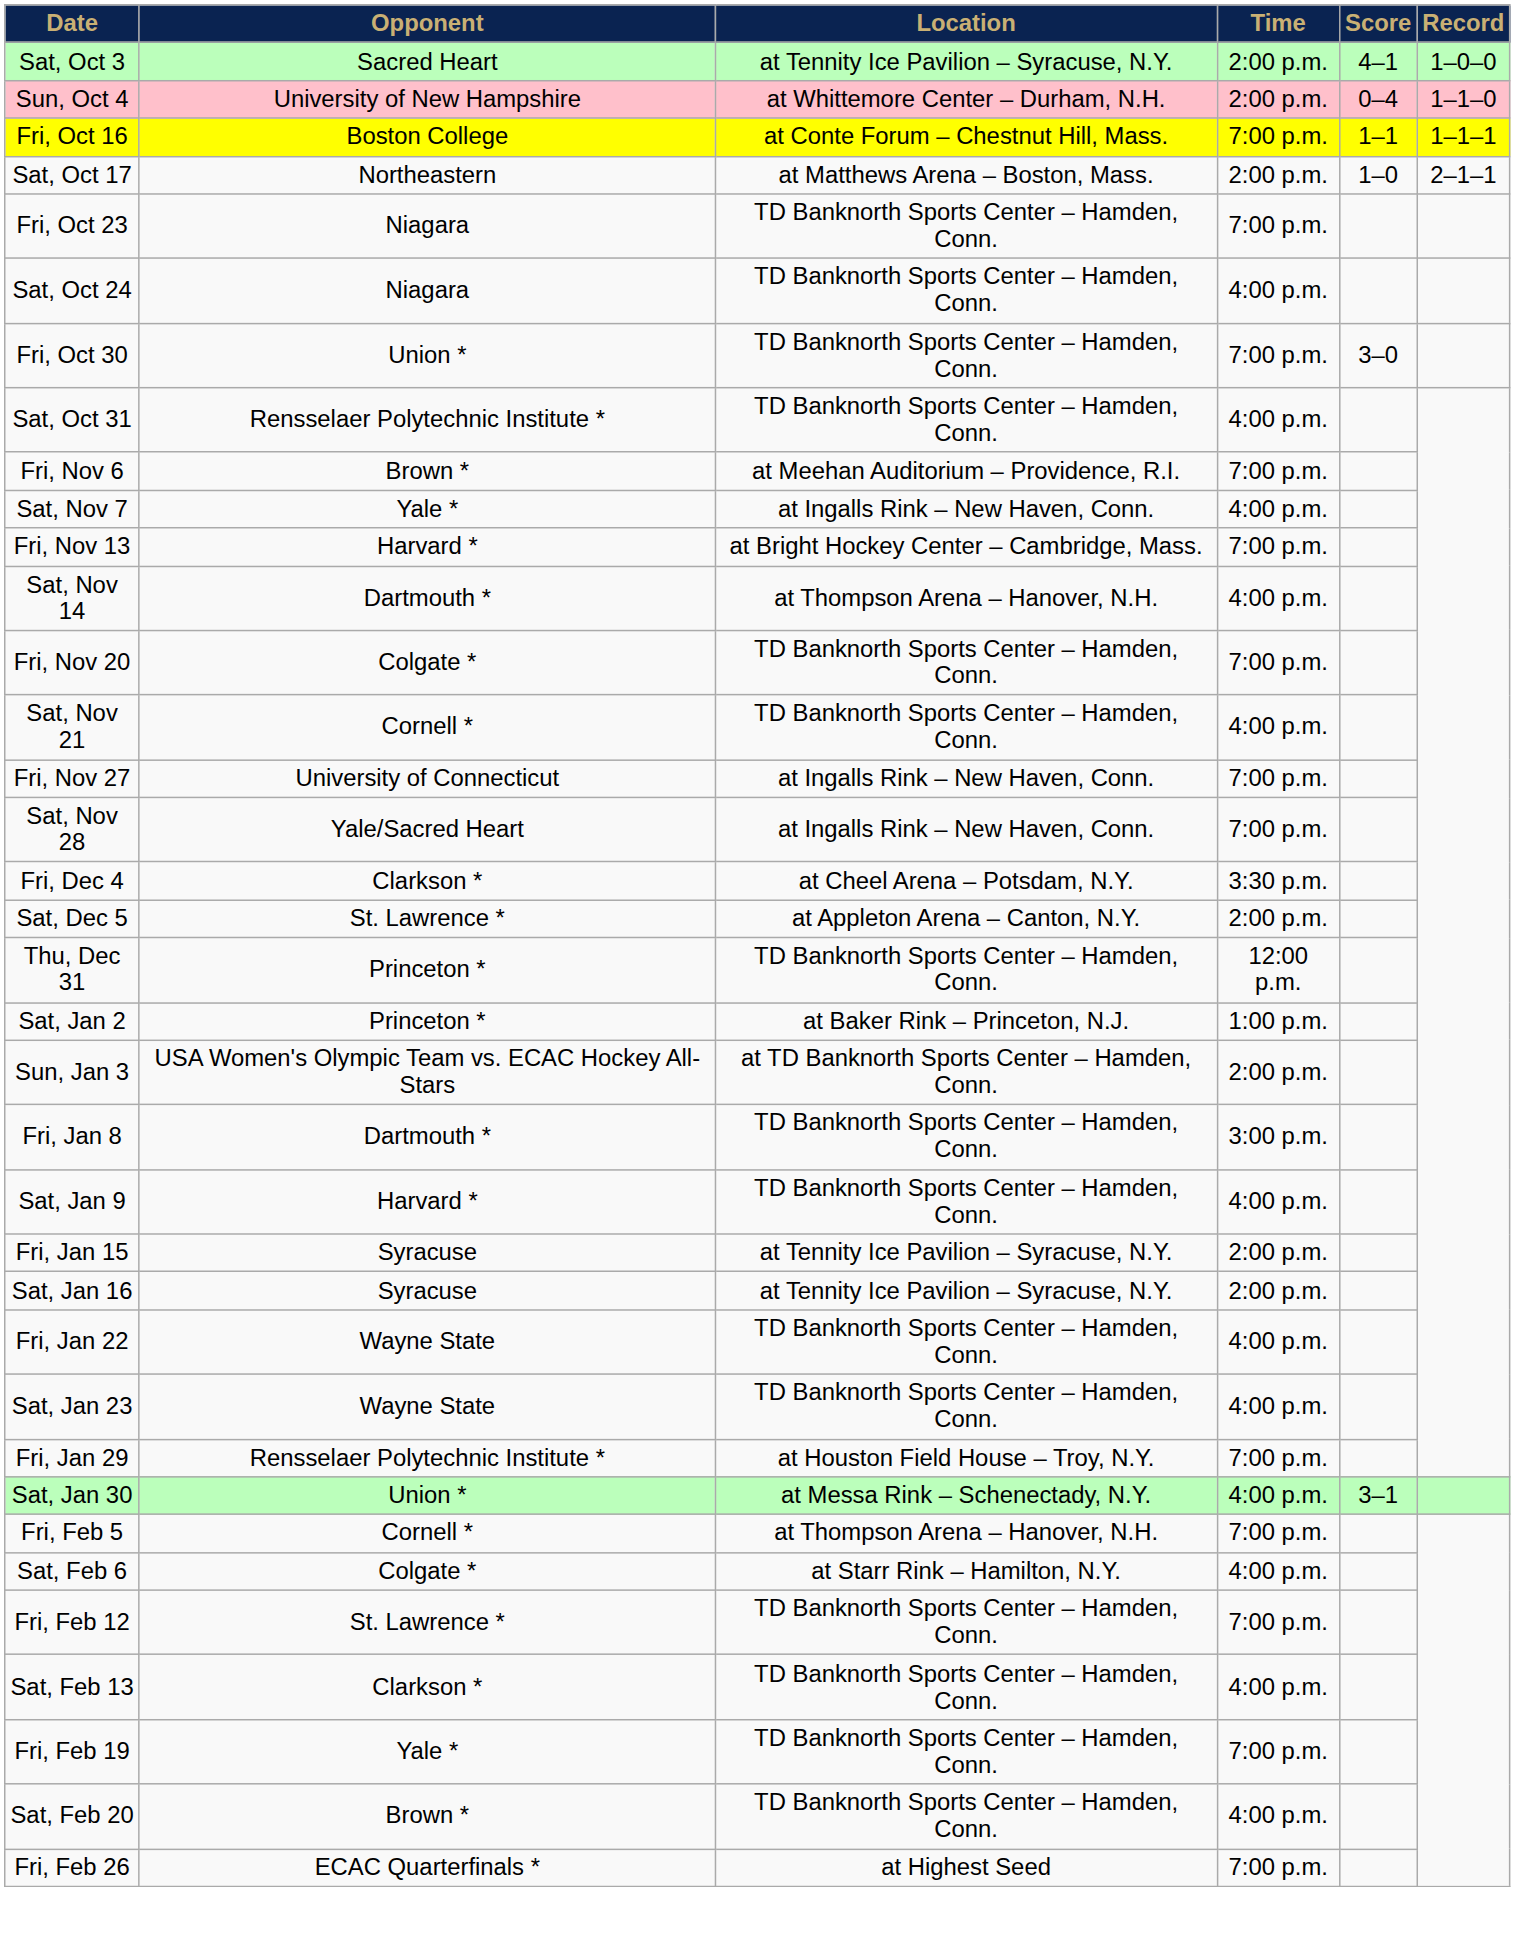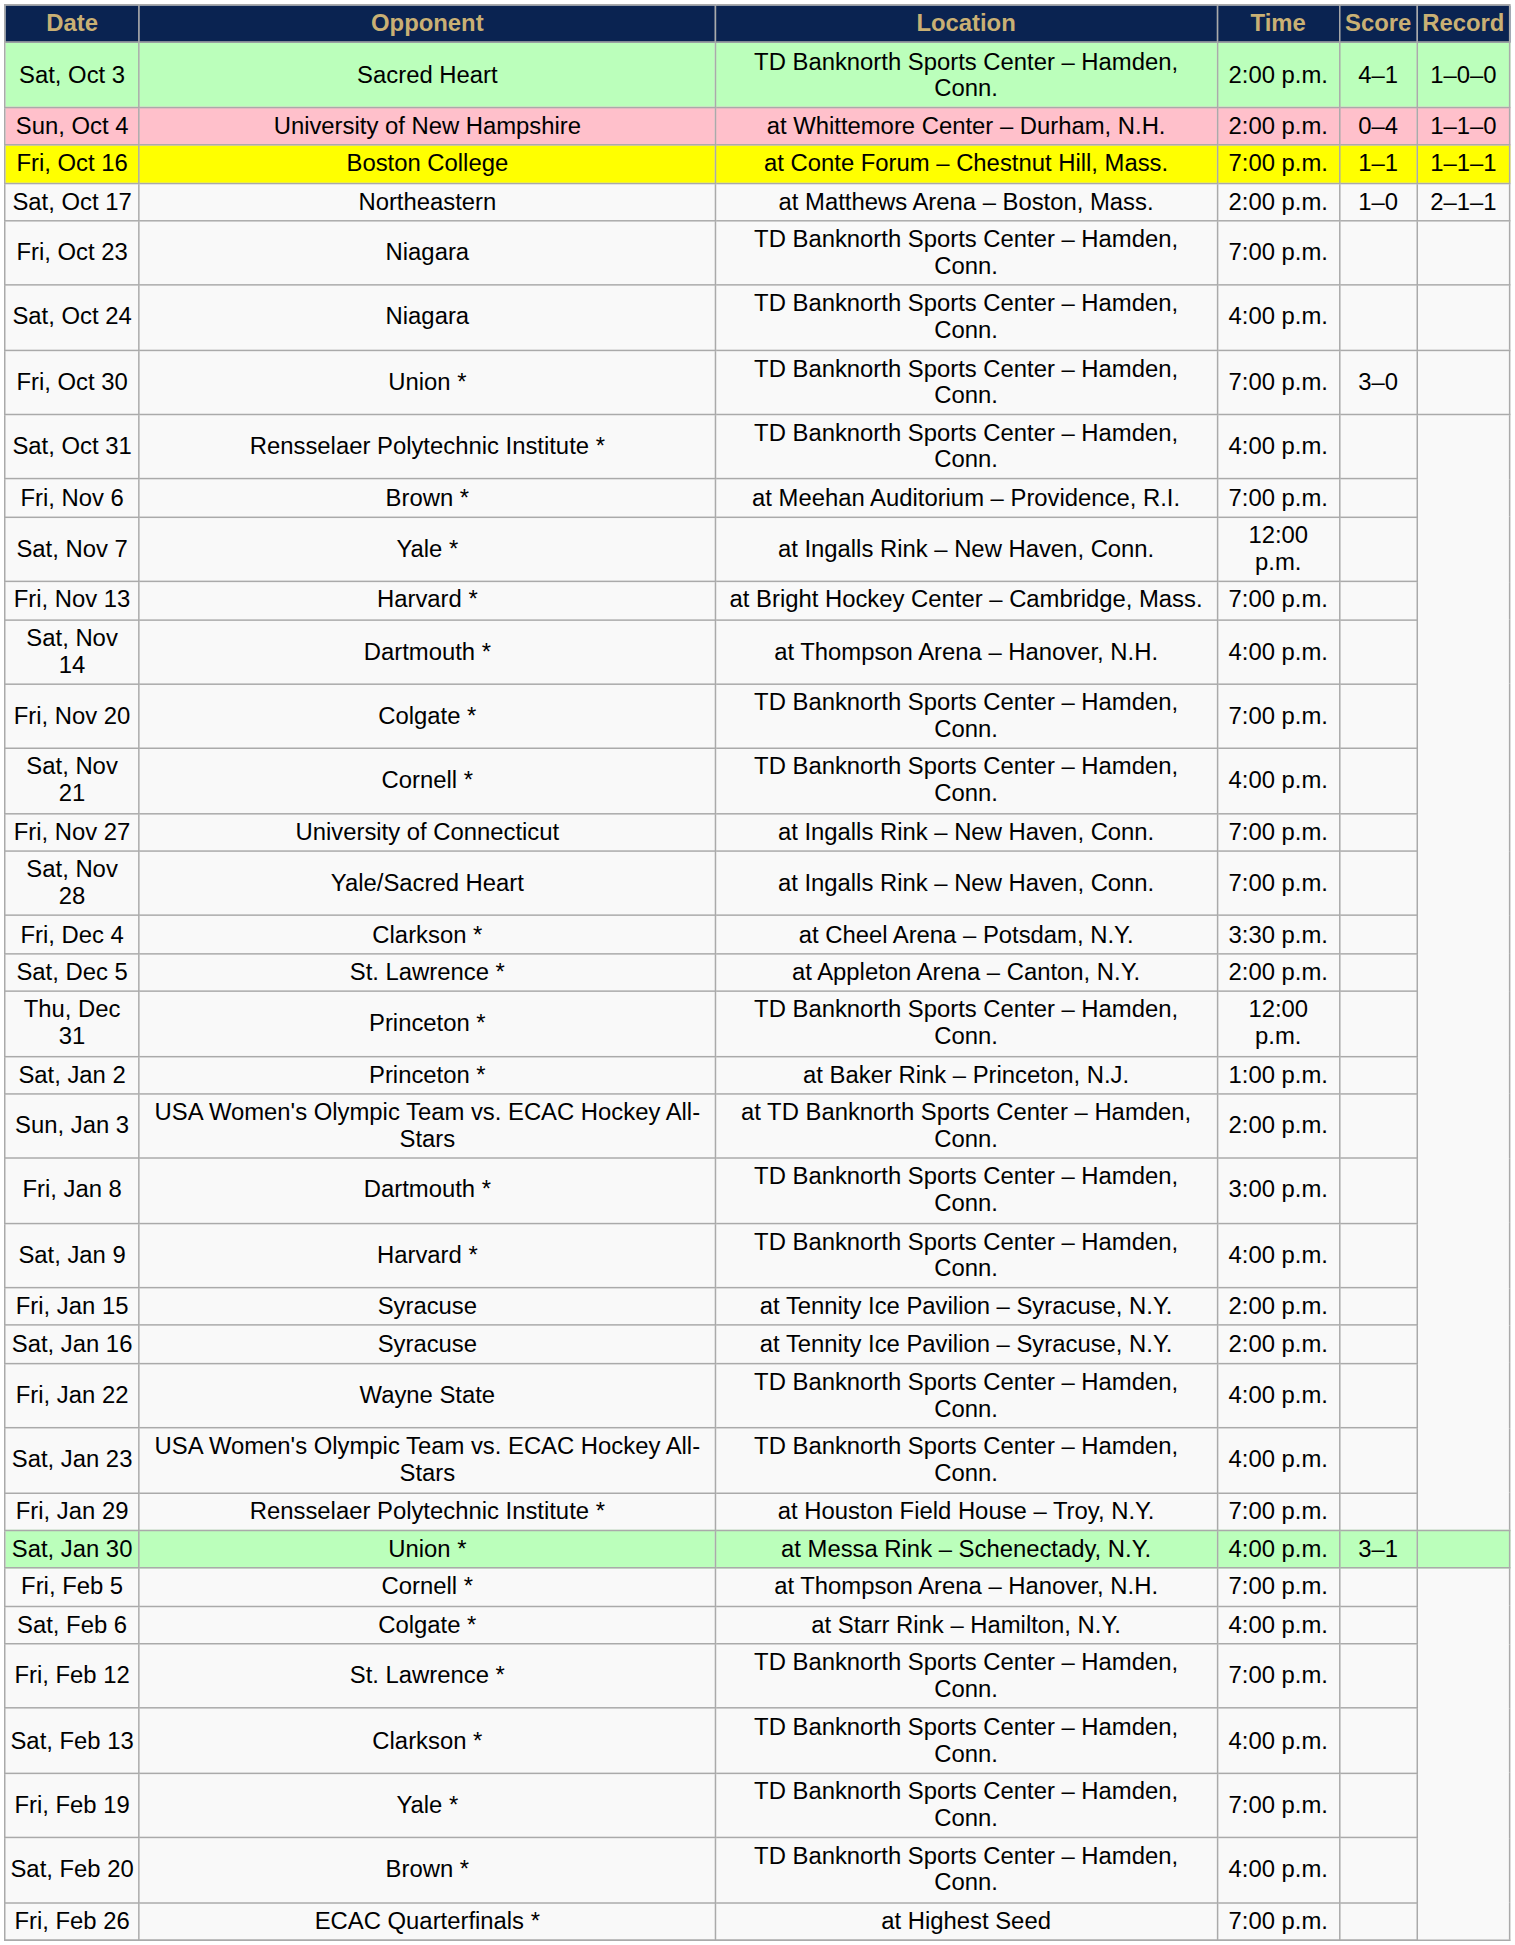(966, 61) at Tennity Ice Pavilion – Syracuse, N.Y. -> (966, 74) TD Banknorth Sports Center – Hamden, Conn.
(1278, 508) 4:00 p.m. -> (1278, 549) 12:00 p.m.
(427, 1406) Wayne State -> (427, 1459) USA Women's Olympic Team vs. ECAC Hockey All-Stars
